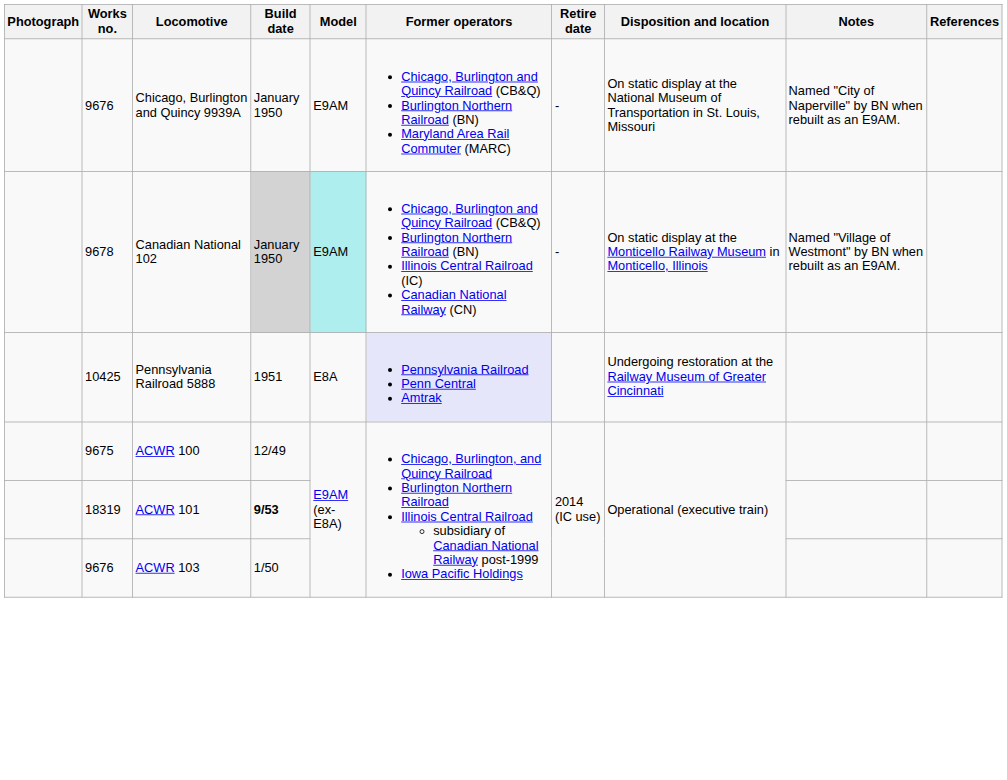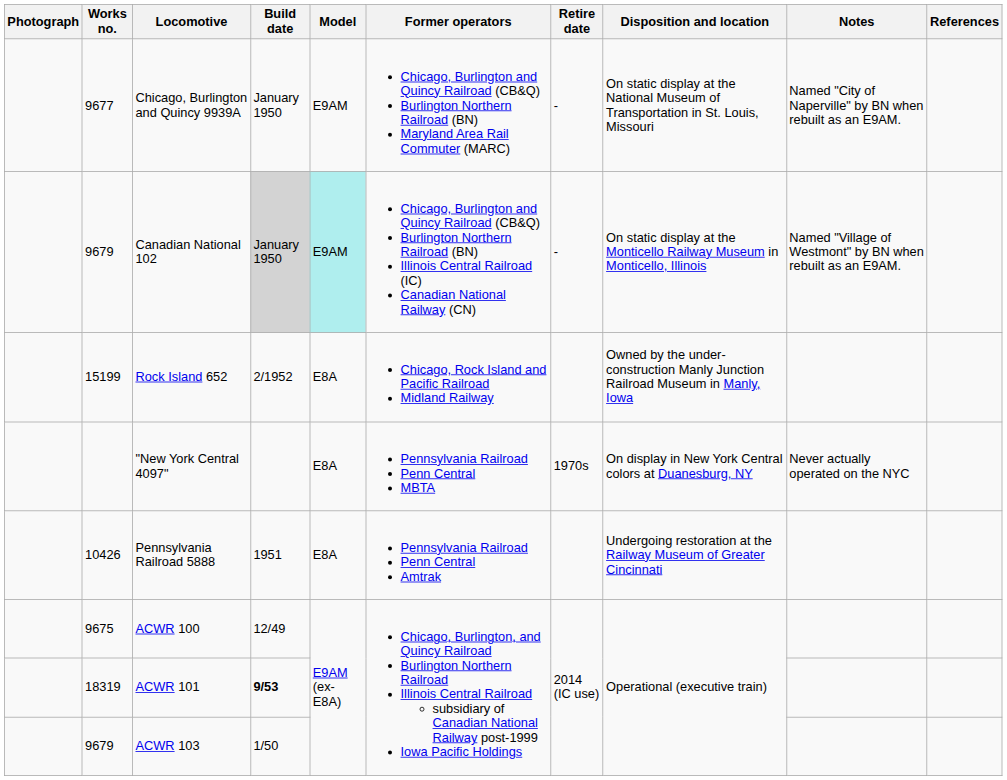(99, 105) 9676 -> (99, 105) 9677
(99, 252) 9678 -> (99, 252) 9679
+ row: (181, 377)
+ row: (187, 466)
(103, 377) 10425 -> (103, 555) 10426
(459, 384) lavender background -> (458, 562) no background
(99, 567) 9676 -> (99, 746) 9679
